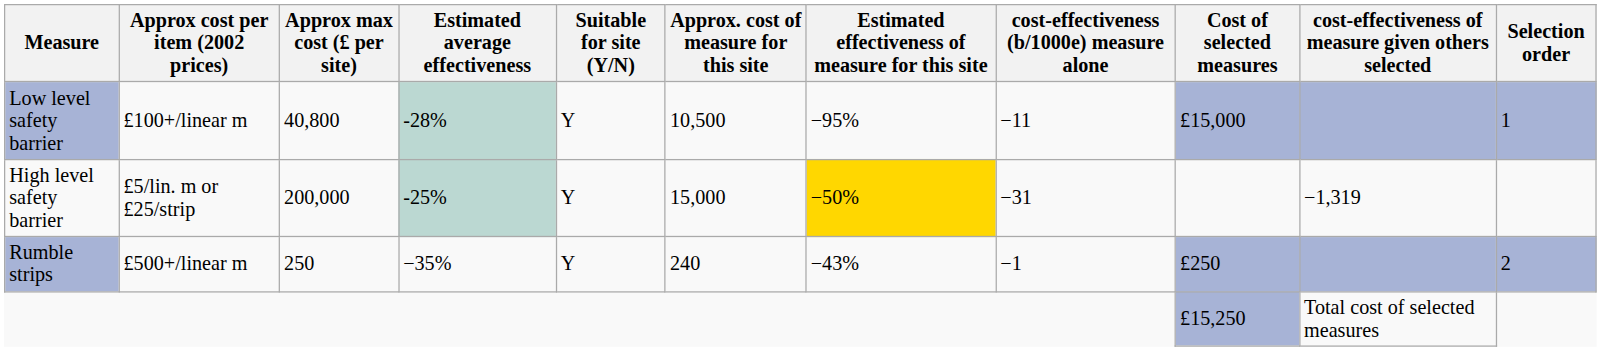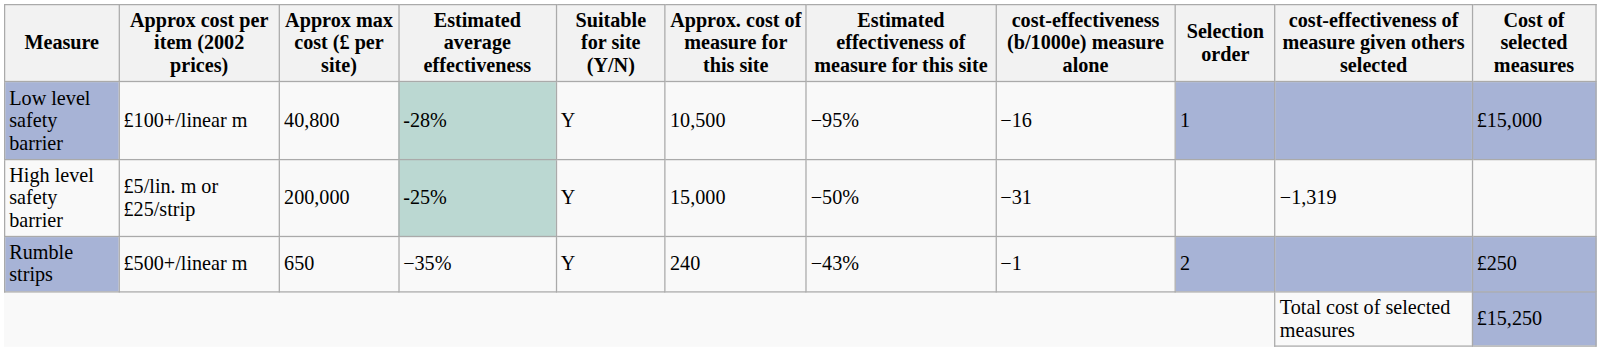columns swapped: (1546, 43) <-> (1237, 43)
(1016, 120) −11 -> (1016, 120) −16
(835, 197) gold background -> (835, 197) no background
(299, 263) 250 -> (299, 263) 650
